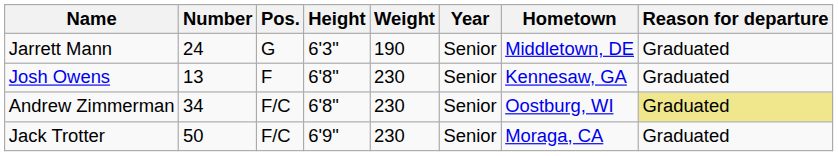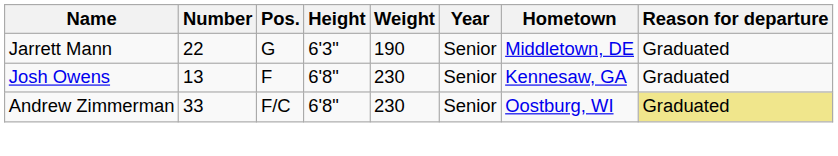(193, 48) 24 -> (193, 48) 22
(193, 106) 34 -> (193, 106) 33
- row: (57, 135)
